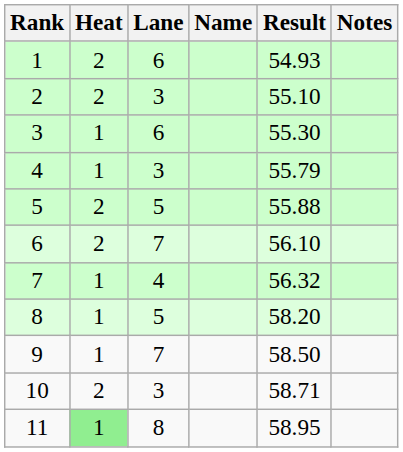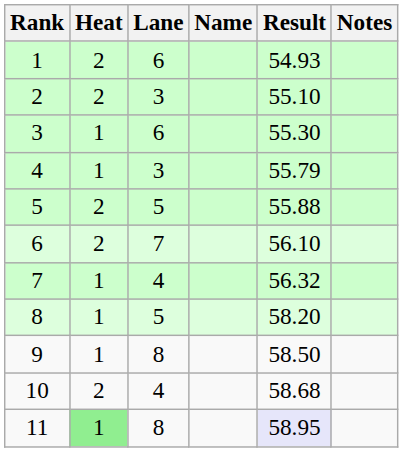(158, 354) 7 -> (158, 354) 8
(158, 390) 3 -> (158, 390) 4
(295, 390) 58.71 -> (295, 390) 58.68
(295, 427) no background -> (295, 427) lavender background
